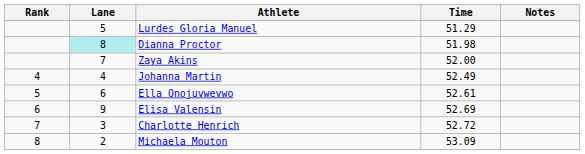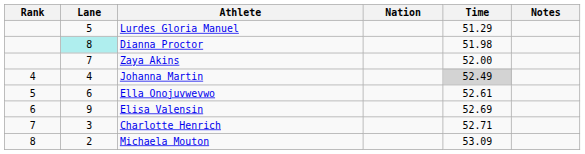+ column: (403, 12)
(461, 77) no background -> (477, 77) lightgrey background
(461, 125) 52.72 -> (477, 125) 52.71
